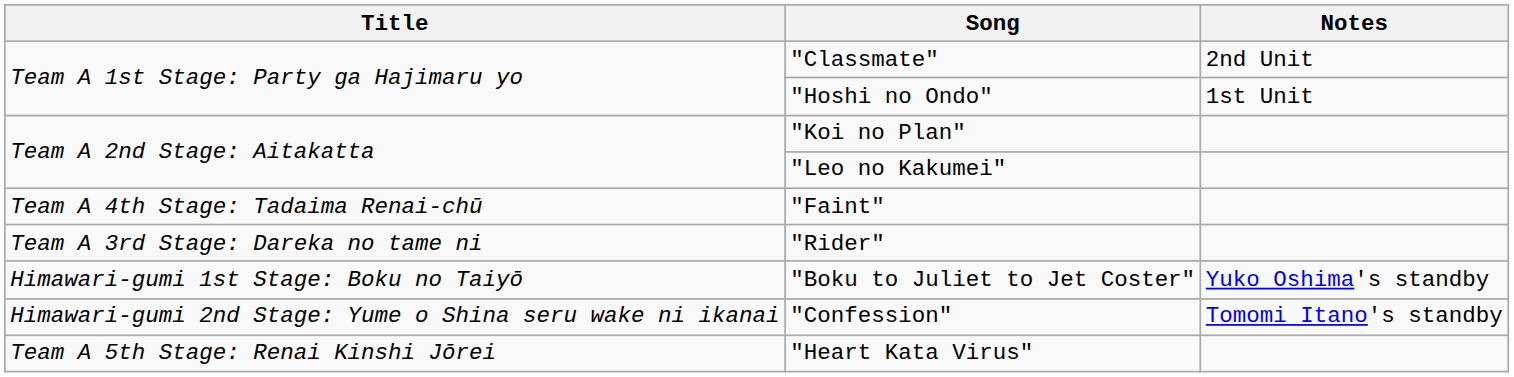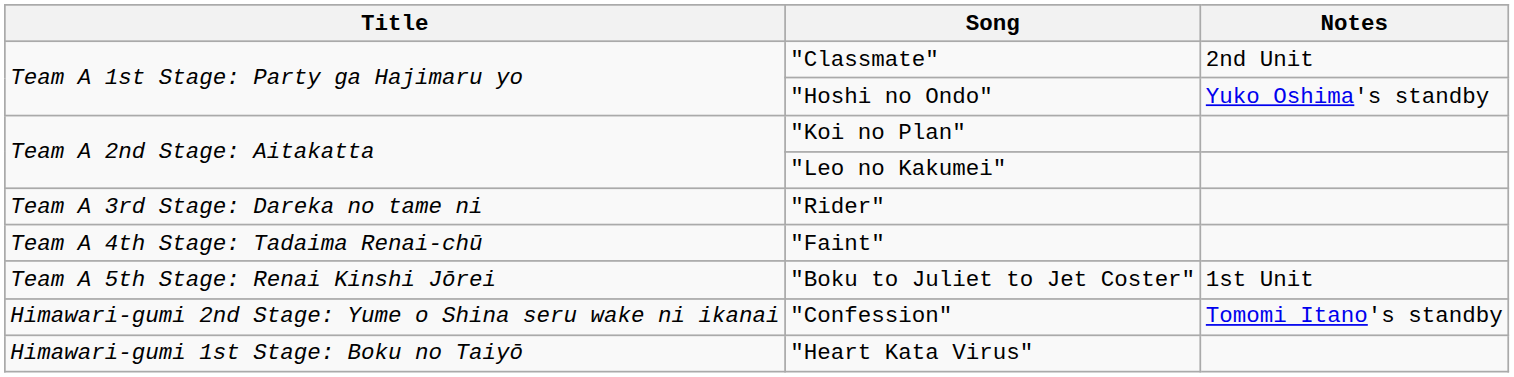(1260, 97) 1st Unit -> (1348, 97) Yuko Oshima's standby
rows swapped: (837, 243) <-> (837, 206)
(267, 280) Himawari-gumi 1st Stage: Boku no Taiyō -> (253, 280) Team A 5th Stage: Renai Kinshi Jōrei
(1348, 280) Yuko Oshima's standby -> (1260, 280) 1st Unit
(253, 353) Team A 5th Stage: Renai Kinshi Jōrei -> (267, 353) Himawari-gumi 1st Stage: Boku no Taiyō
